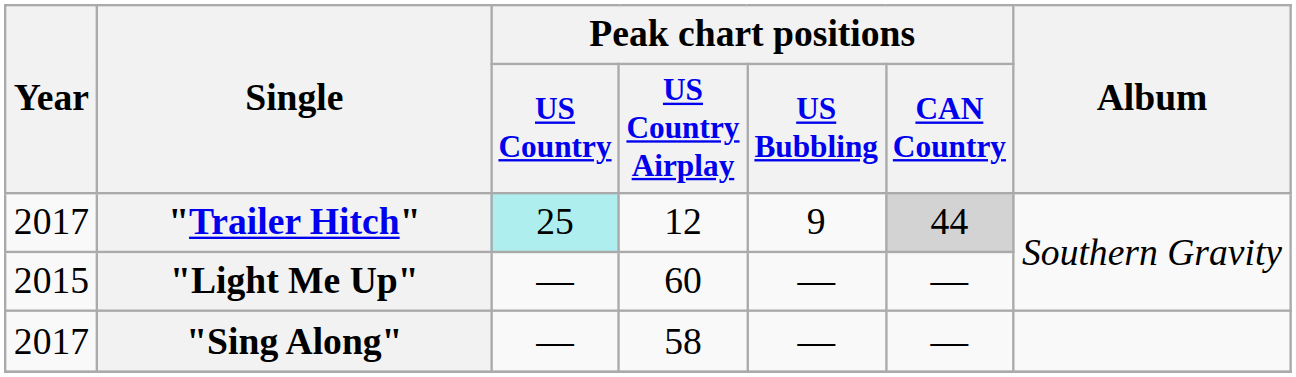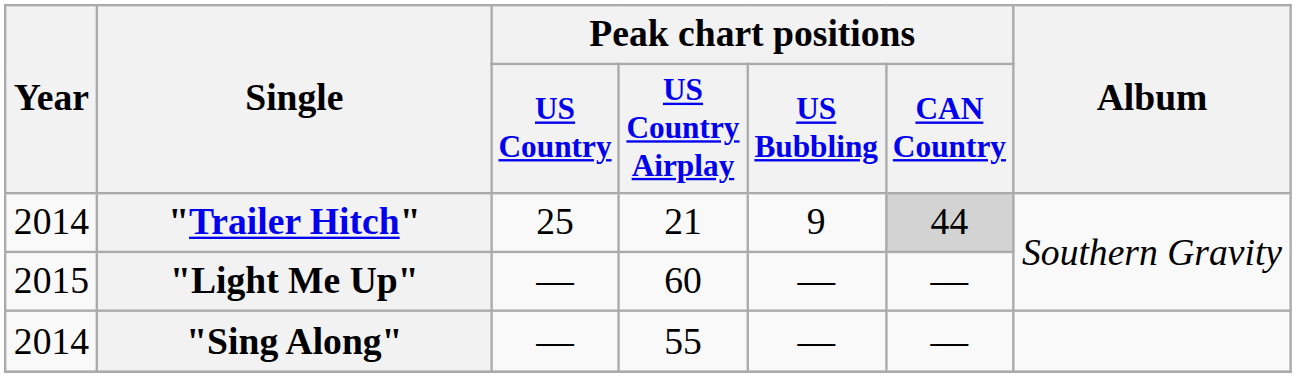(51, 221) 2017 -> (51, 221) 2014
(555, 221) paleturquoise background -> (555, 221) no background
(683, 221) 12 -> (683, 221) 21
(51, 340) 2017 -> (51, 340) 2014
(683, 340) 58 -> (683, 340) 55
